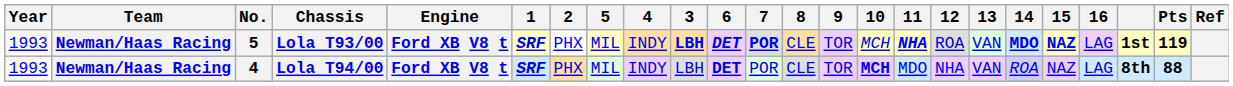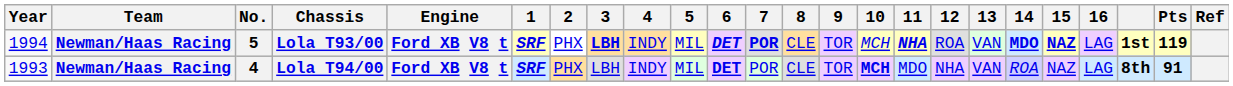columns swapped: (689, 18) <-> (605, 18)
(28, 43) 1993 -> (28, 43) 1994
(1173, 69) 88 -> (1173, 69) 91
